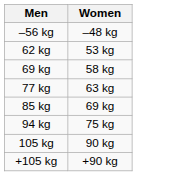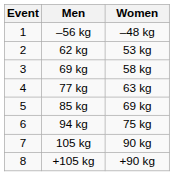+ column: (23, 13)
